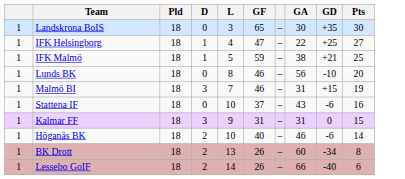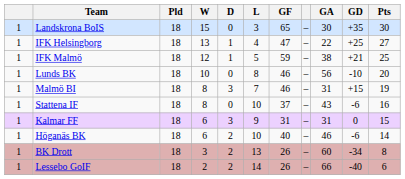+ column: (205, 12)
